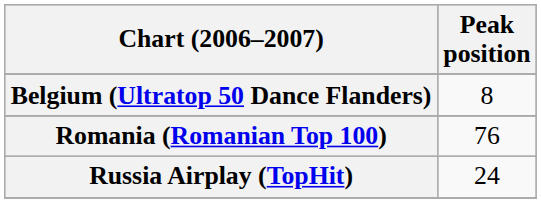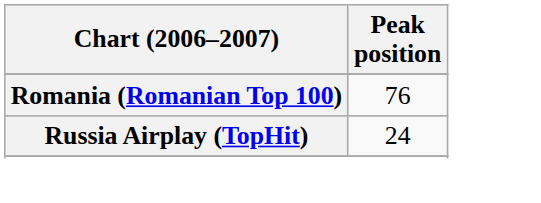- row: (221, 94)
